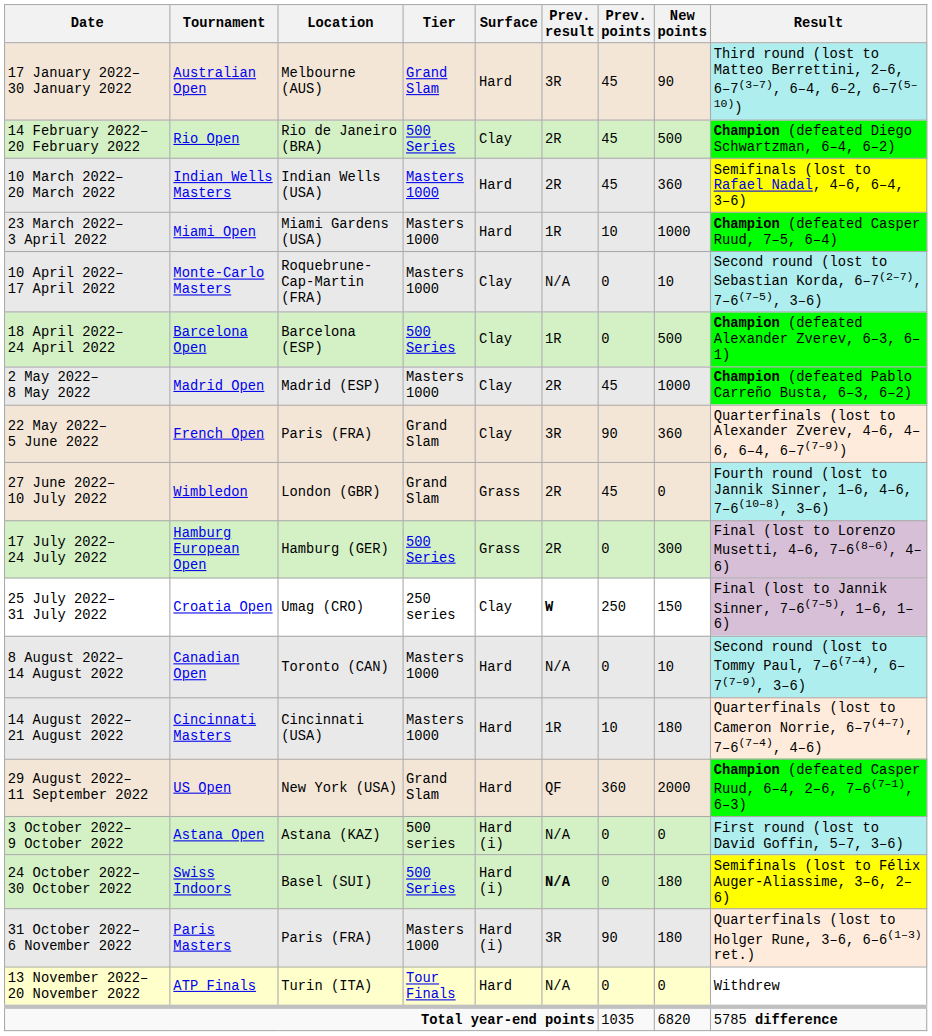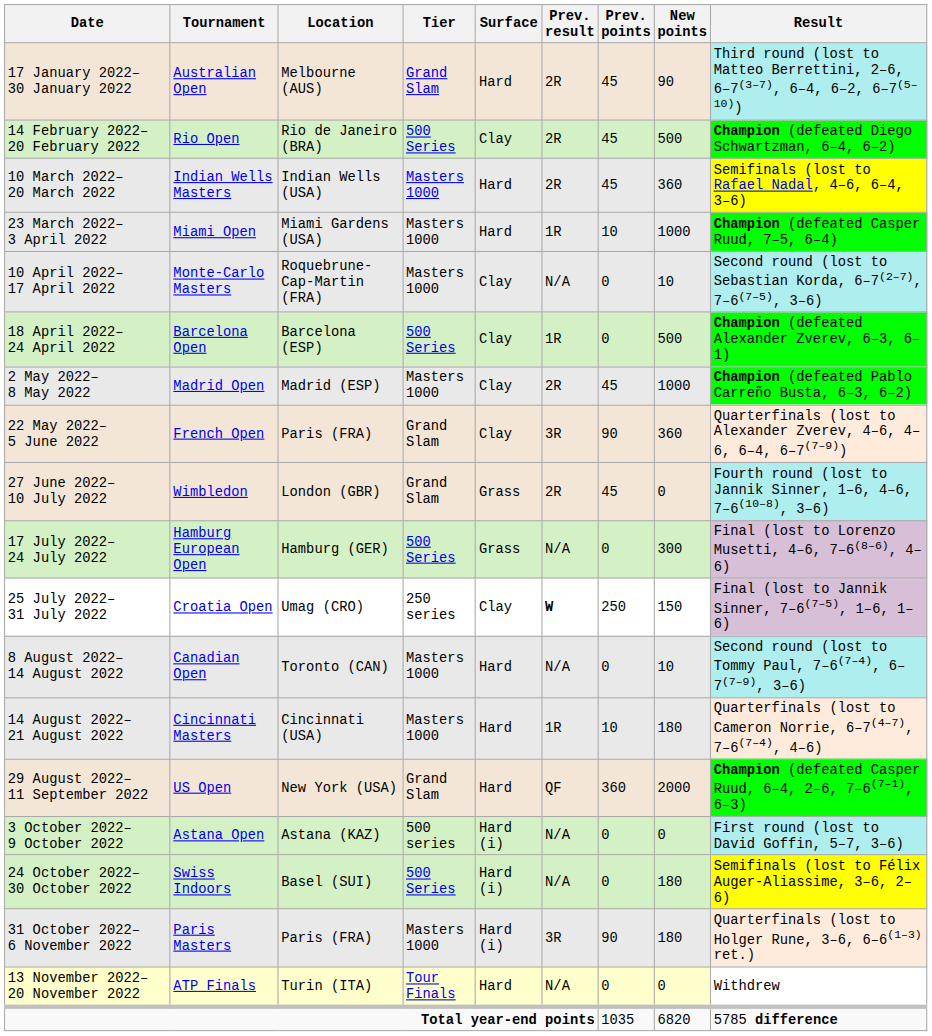(553, 81) 3R -> (553, 81) 2R
(553, 549) 2R -> (558, 549) N/A
(558, 882) bold -> (558, 882) normal
